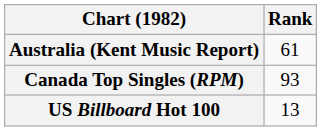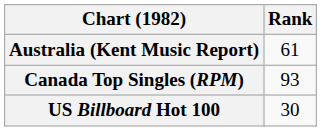(290, 110) 13 -> (290, 110) 30
